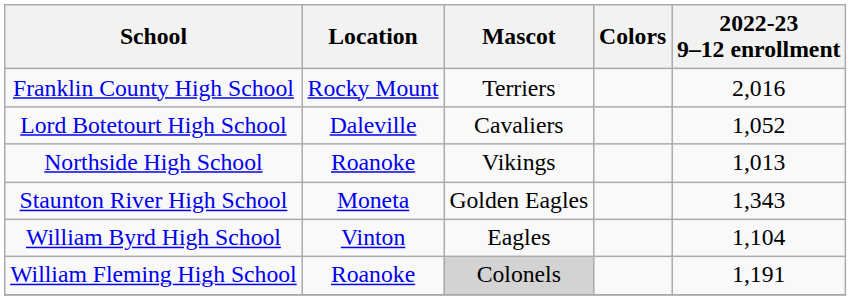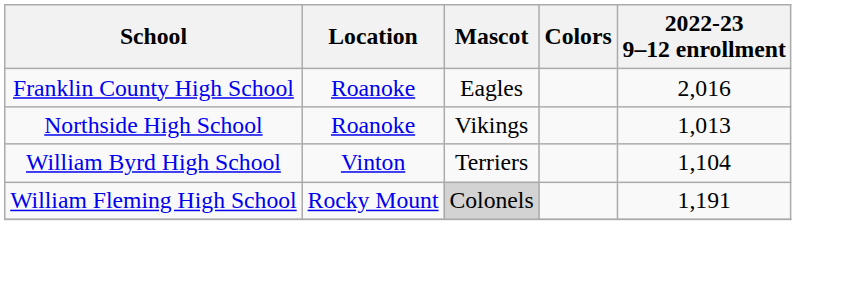(373, 87) Rocky Mount -> (373, 87) Roanoke
(519, 87) Terriers -> (492, 87) Eagles
- row: (153, 125)
- row: (153, 200)
(519, 237) Eagles -> (492, 162) Terriers
(373, 275) Roanoke -> (373, 200) Rocky Mount
